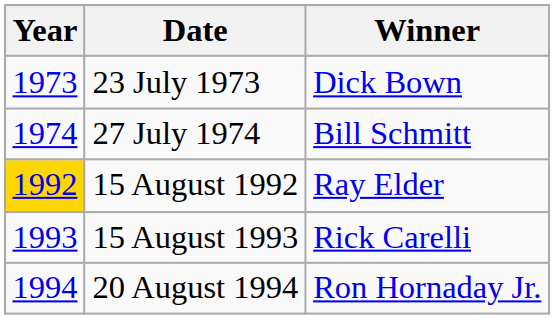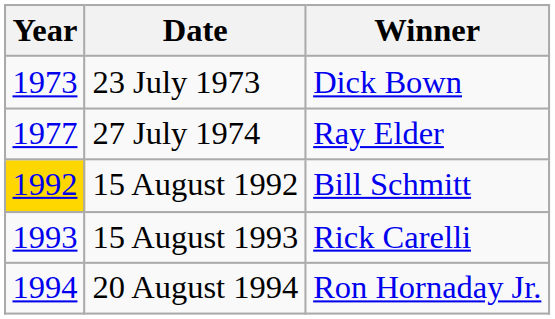(45, 133) 1974 -> (45, 133) 1977
(392, 133) Bill Schmitt -> (379, 133) Ray Elder
(379, 184) Ray Elder -> (392, 184) Bill Schmitt
